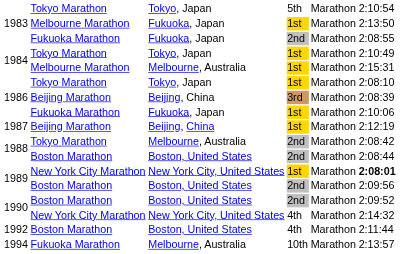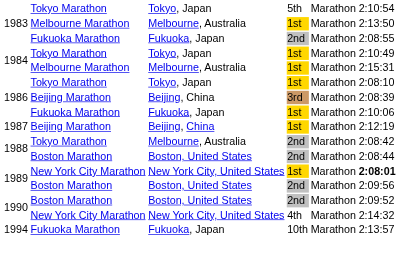(186, 23) Fukuoka, Japan -> (197, 23) Melbourne, Australia
- row: (16, 230)
(197, 245) Melbourne, Australia -> (186, 230) Fukuoka, Japan
